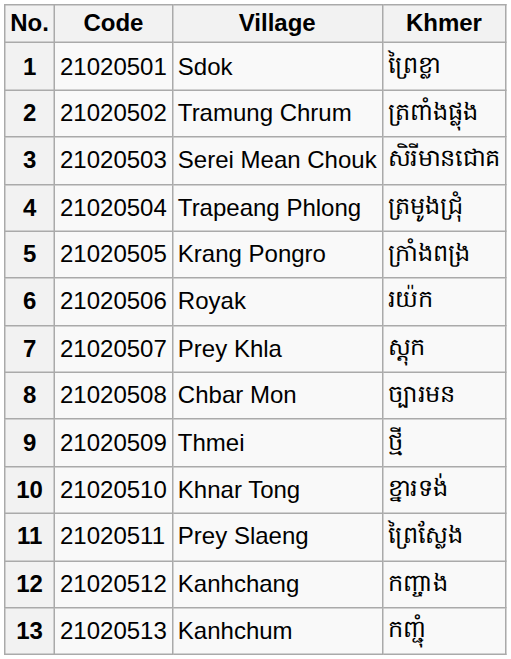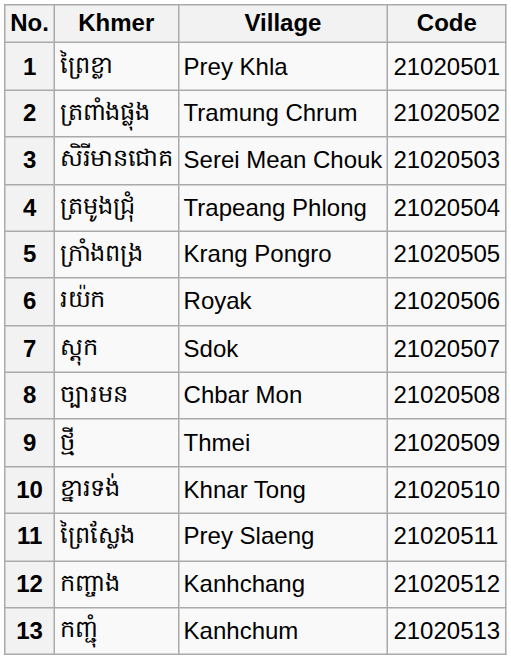columns swapped: (113, 23) <-> (444, 23)
(205, 66) Sdok -> (236, 66) Prey Khla
(230, 348) Prey Khla -> (211, 348) Sdok
